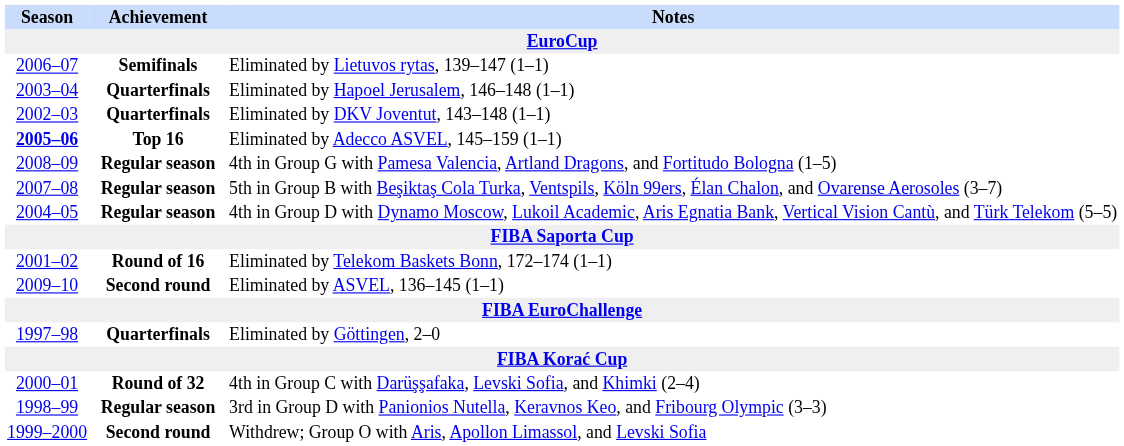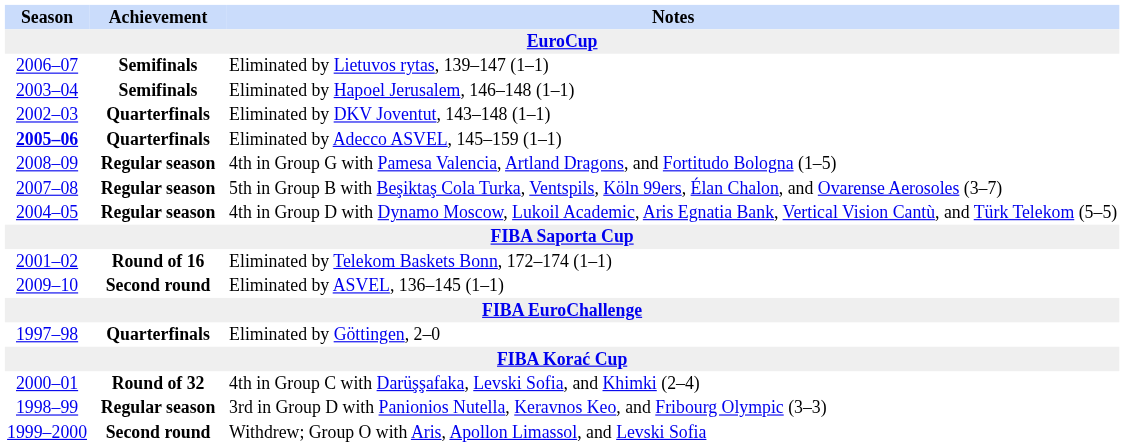(158, 90) Quarterfinals -> (158, 90) Semifinals
(158, 139) Top 16 -> (158, 139) Quarterfinals
